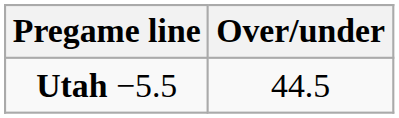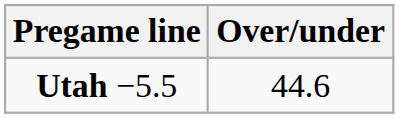(301, 84) 44.5 -> (301, 84) 44.6
